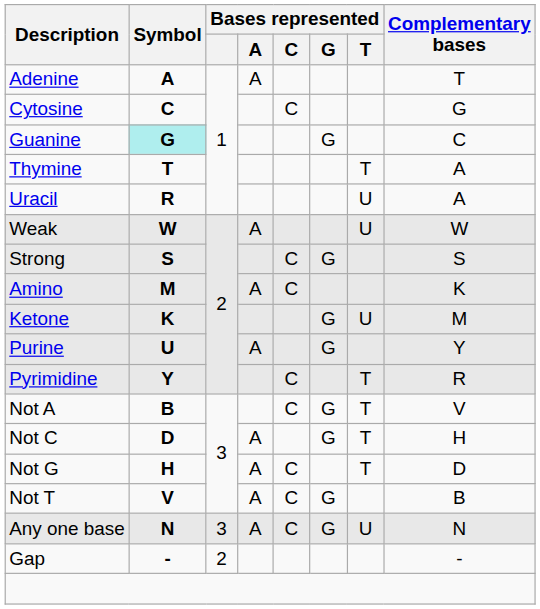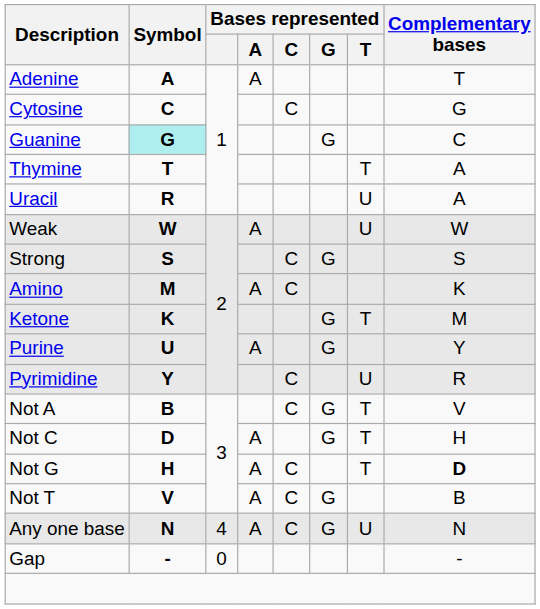(366, 318) U -> (366, 318) T
(366, 378) T -> (366, 378) U
(459, 468) normal -> (459, 468) bold
(222, 528) 3 -> (222, 528) 4
(222, 558) 2 -> (222, 558) 0
